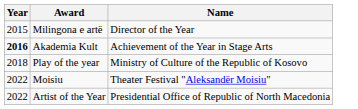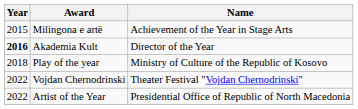(152, 29) Director of the Year -> (212, 29) Achievement of the Year in Stage Arts
(191, 46) Achievement of the Year in Stage Arts -> (172, 46) Director of the Year
+ row: (79, 79)
- row: (48, 79)
